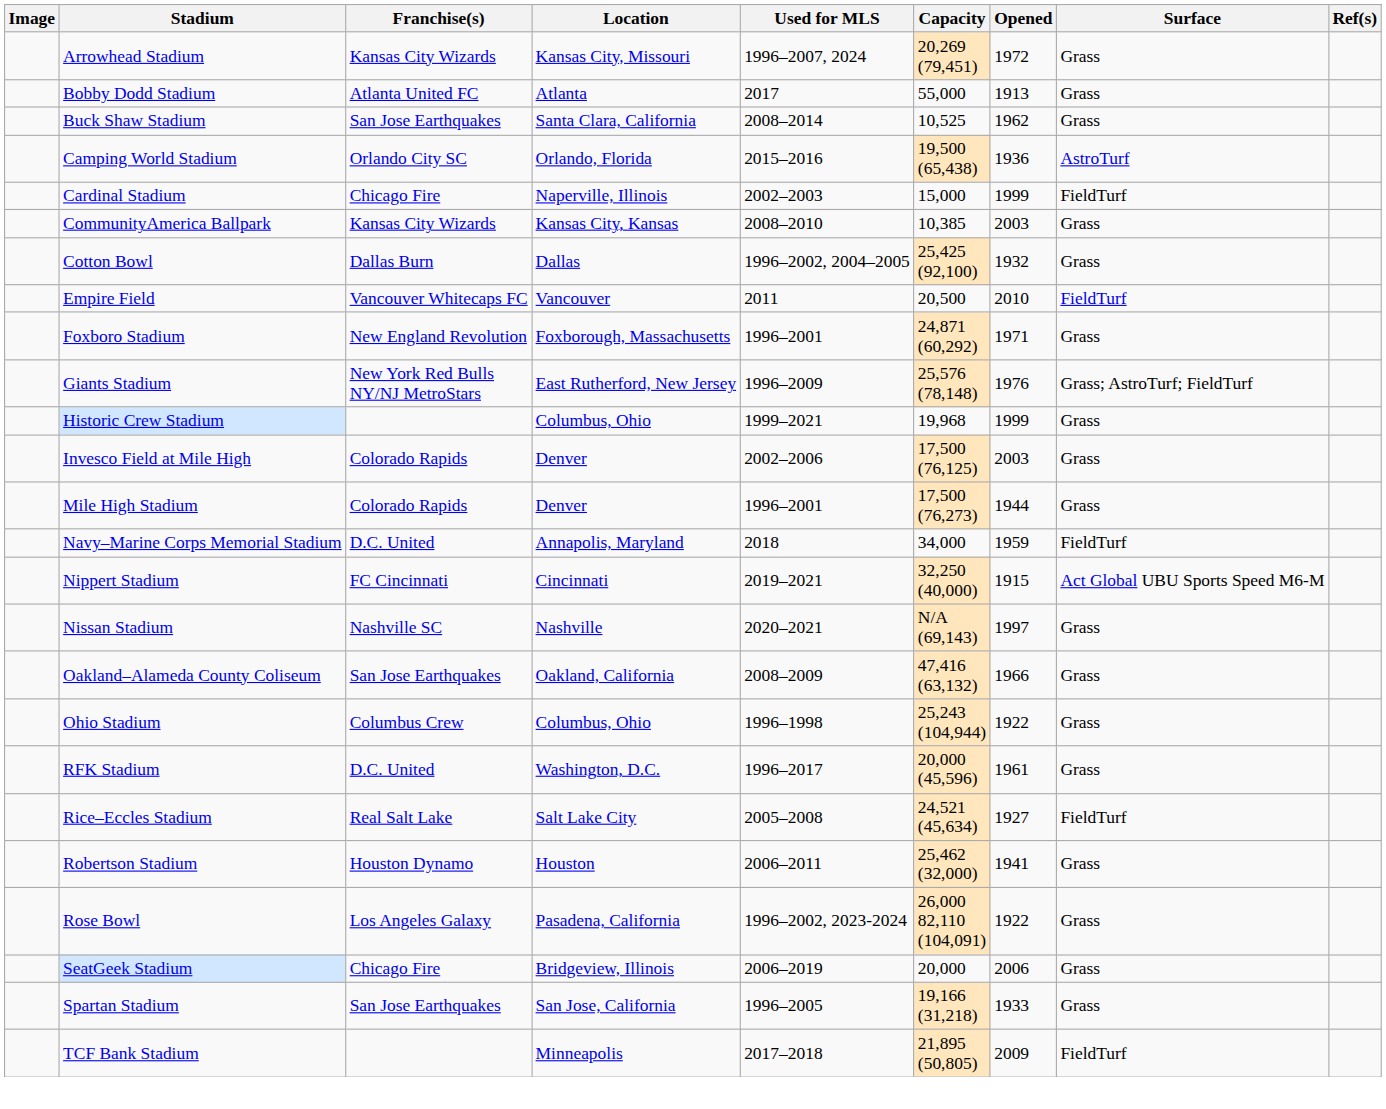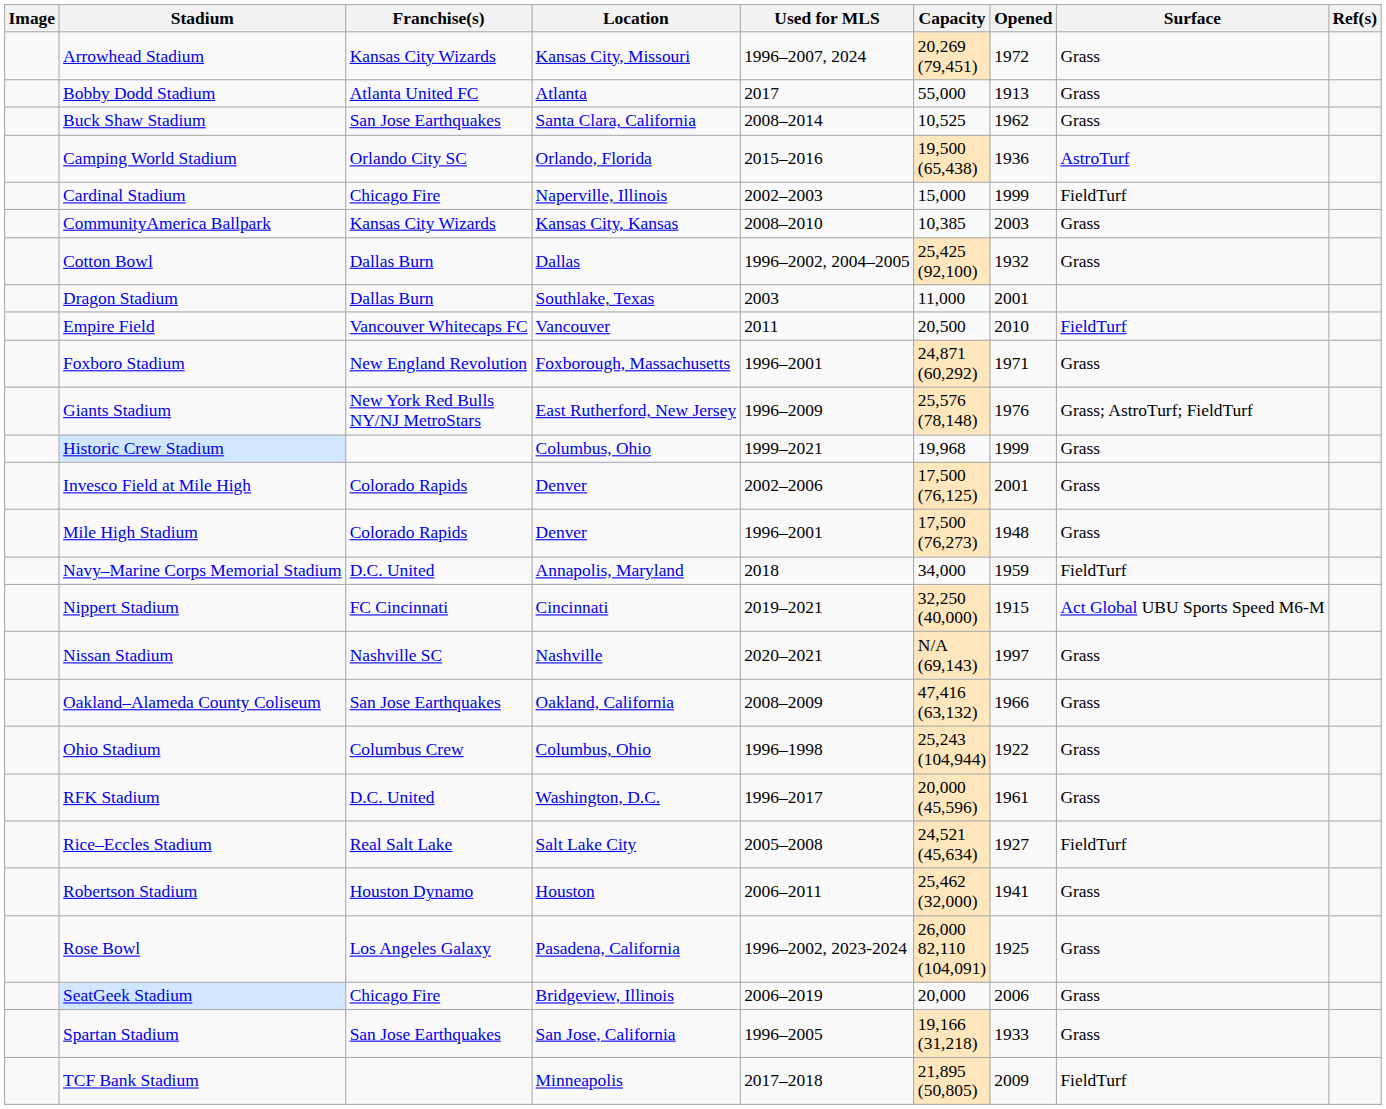+ row: (121, 298)
(1012, 458) 2003 -> (1012, 485) 2001
(1012, 505) 1944 -> (1012, 533) 1948
(1012, 921) 1922 -> (1012, 948) 1925
